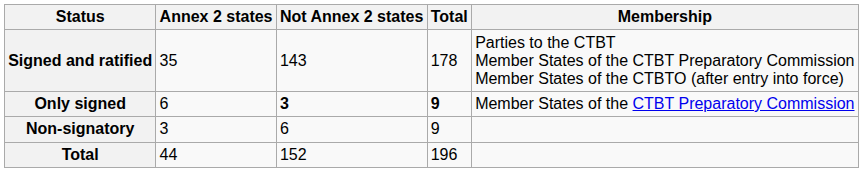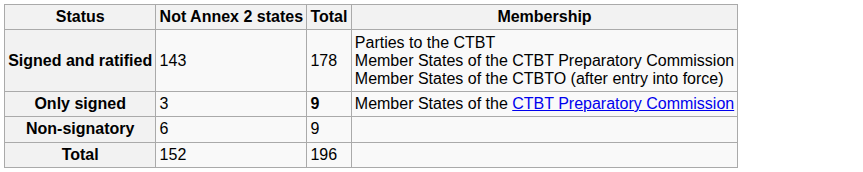- column: (216, 17)
(284, 103) bold -> (164, 103) normal
